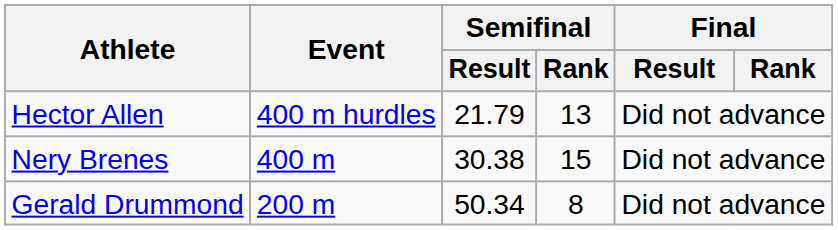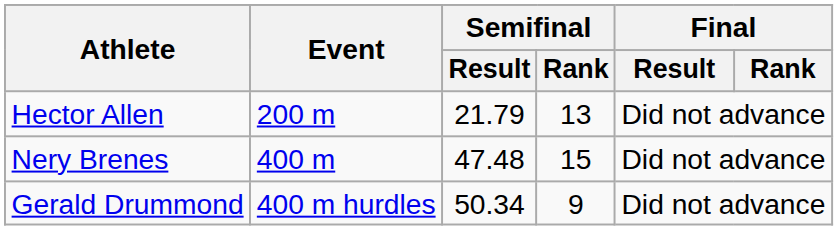(346, 114) 400 m hurdles -> (296, 114) 200 m
(489, 159) 30.38 -> (489, 159) 47.48
(296, 204) 200 m -> (346, 204) 400 m hurdles
(576, 204) 8 -> (576, 204) 9
